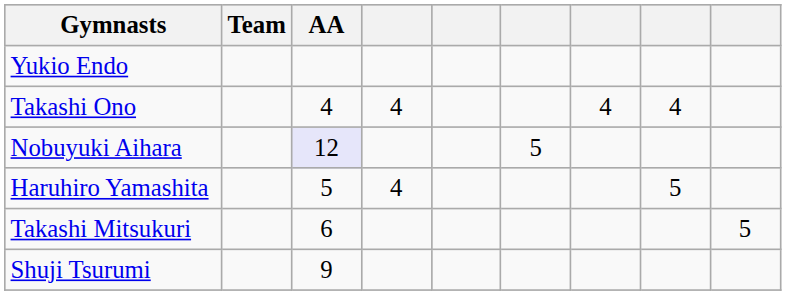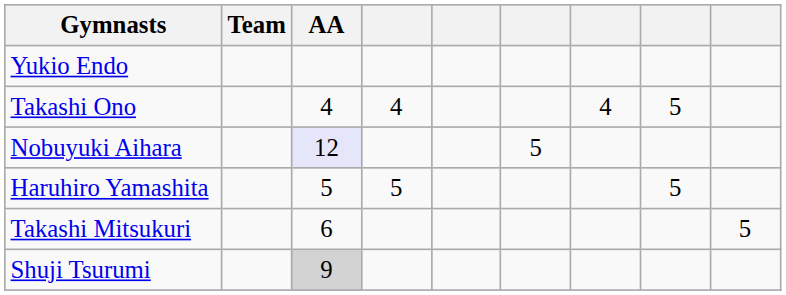(675, 106) 4 -> (675, 106) 5
(396, 188) 4 -> (396, 188) 5
(326, 270) no background -> (326, 270) lightgrey background
